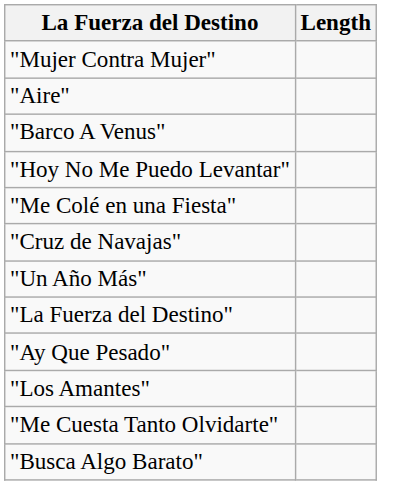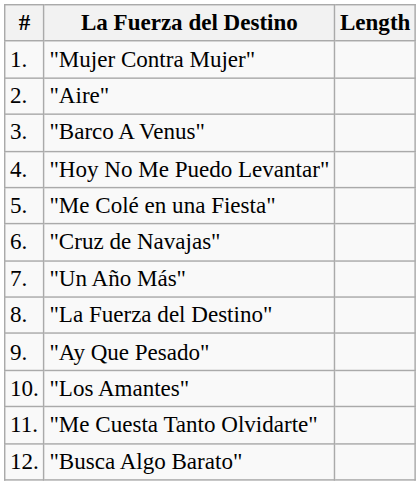+ column: (24, 22)
